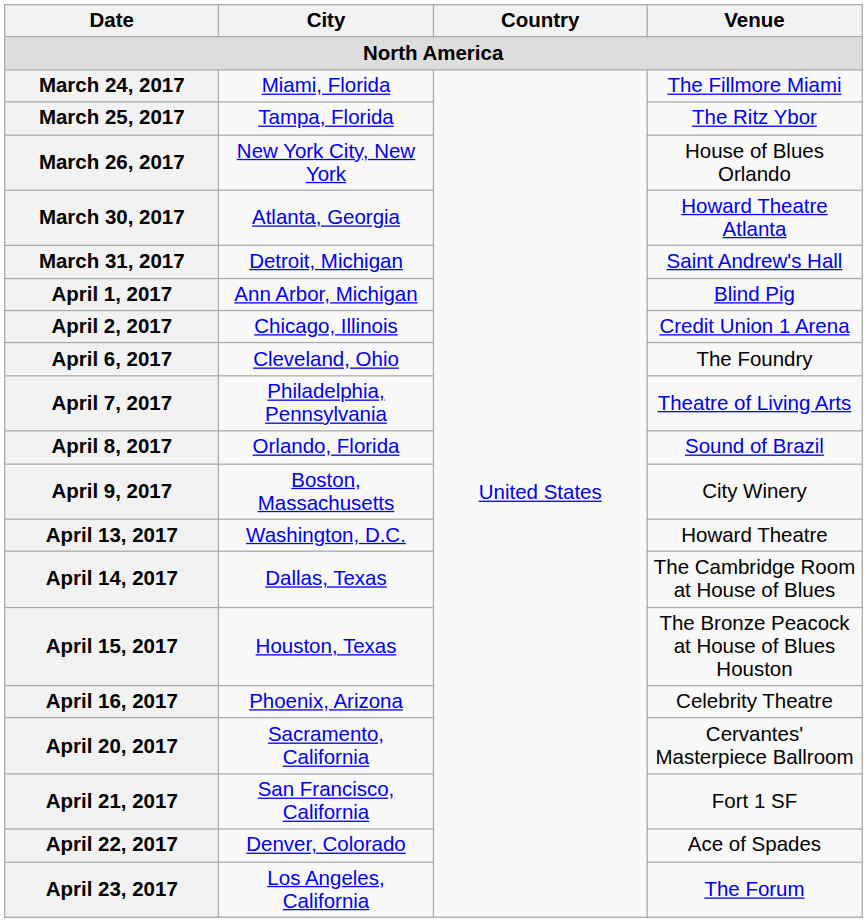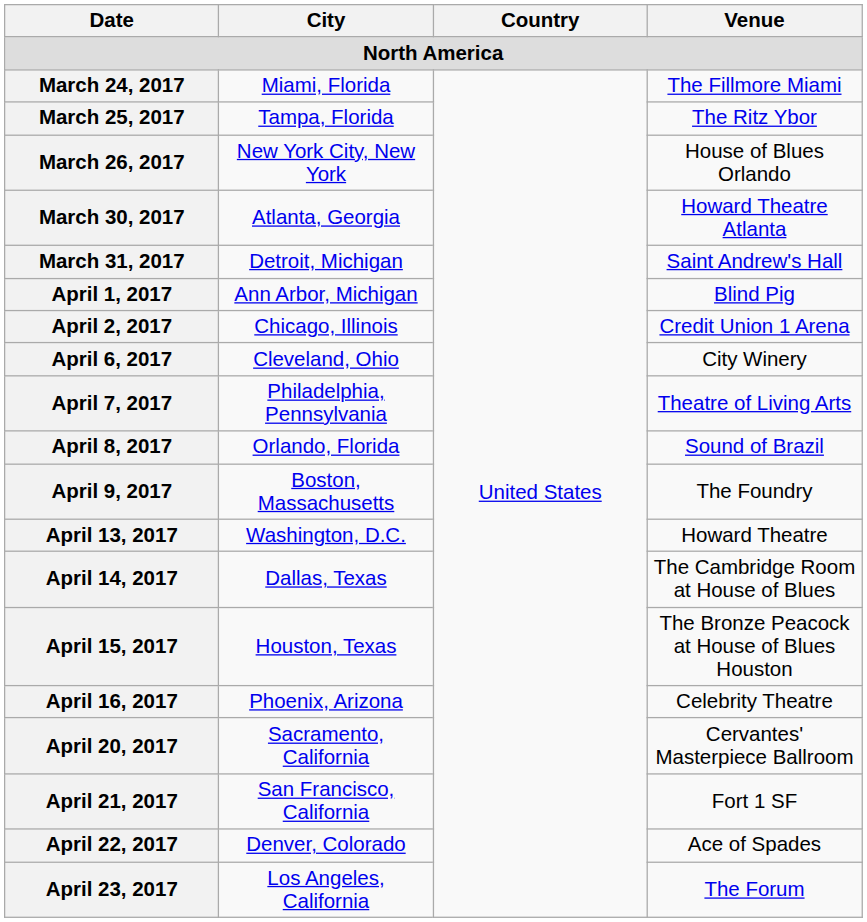(754, 359) The Foundry -> (754, 359) City Winery
(754, 491) City Winery -> (754, 491) The Foundry
